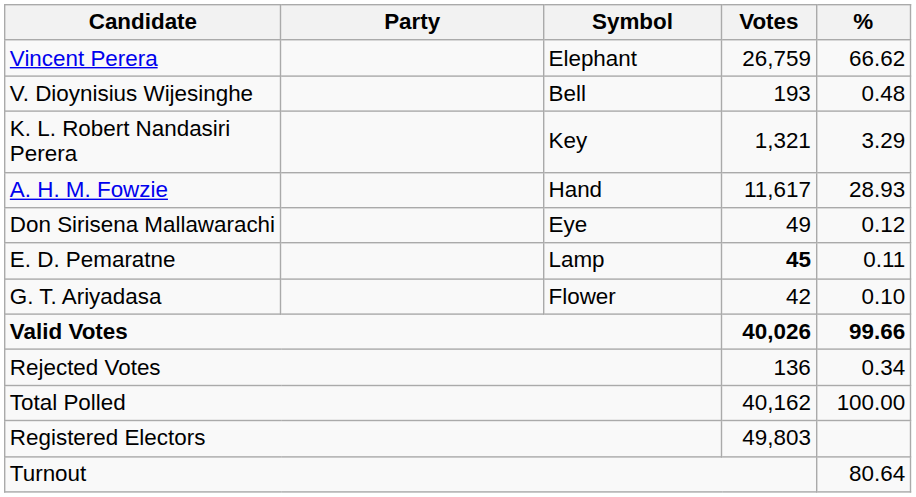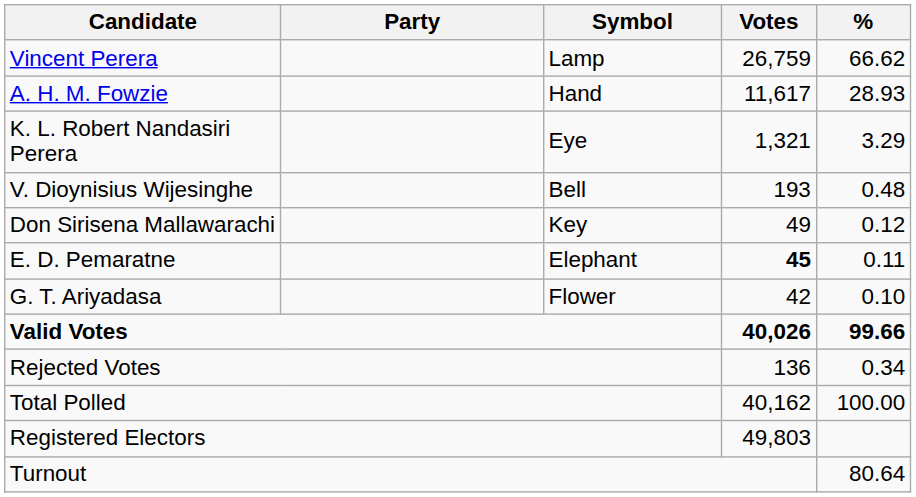(593, 57) Elephant -> (577, 57) Lamp
rows swapped: (89, 189) <-> (131, 93)
(568, 141) Key -> (568, 141) Eye
(568, 225) Eye -> (568, 225) Key
(577, 260) Lamp -> (593, 260) Elephant
